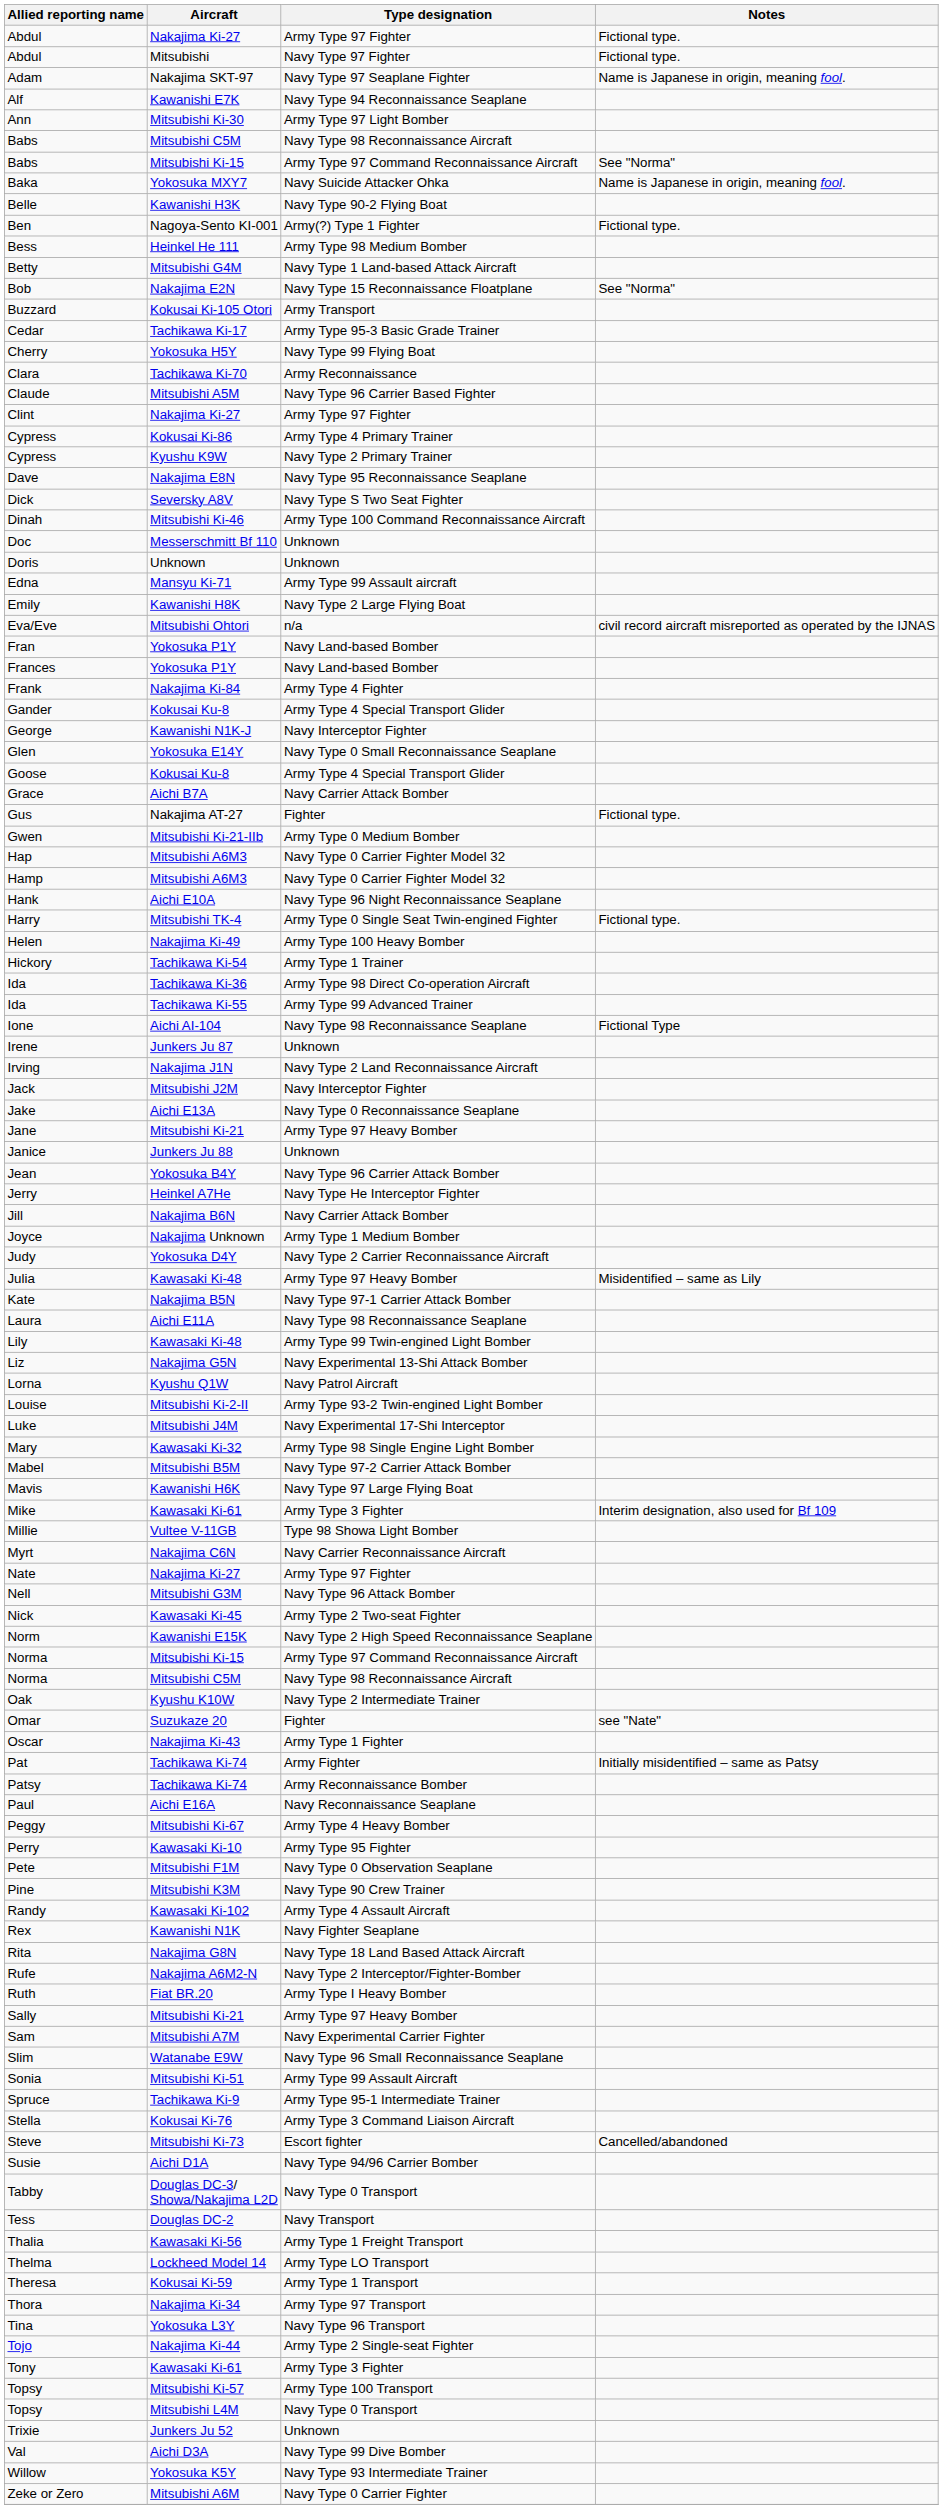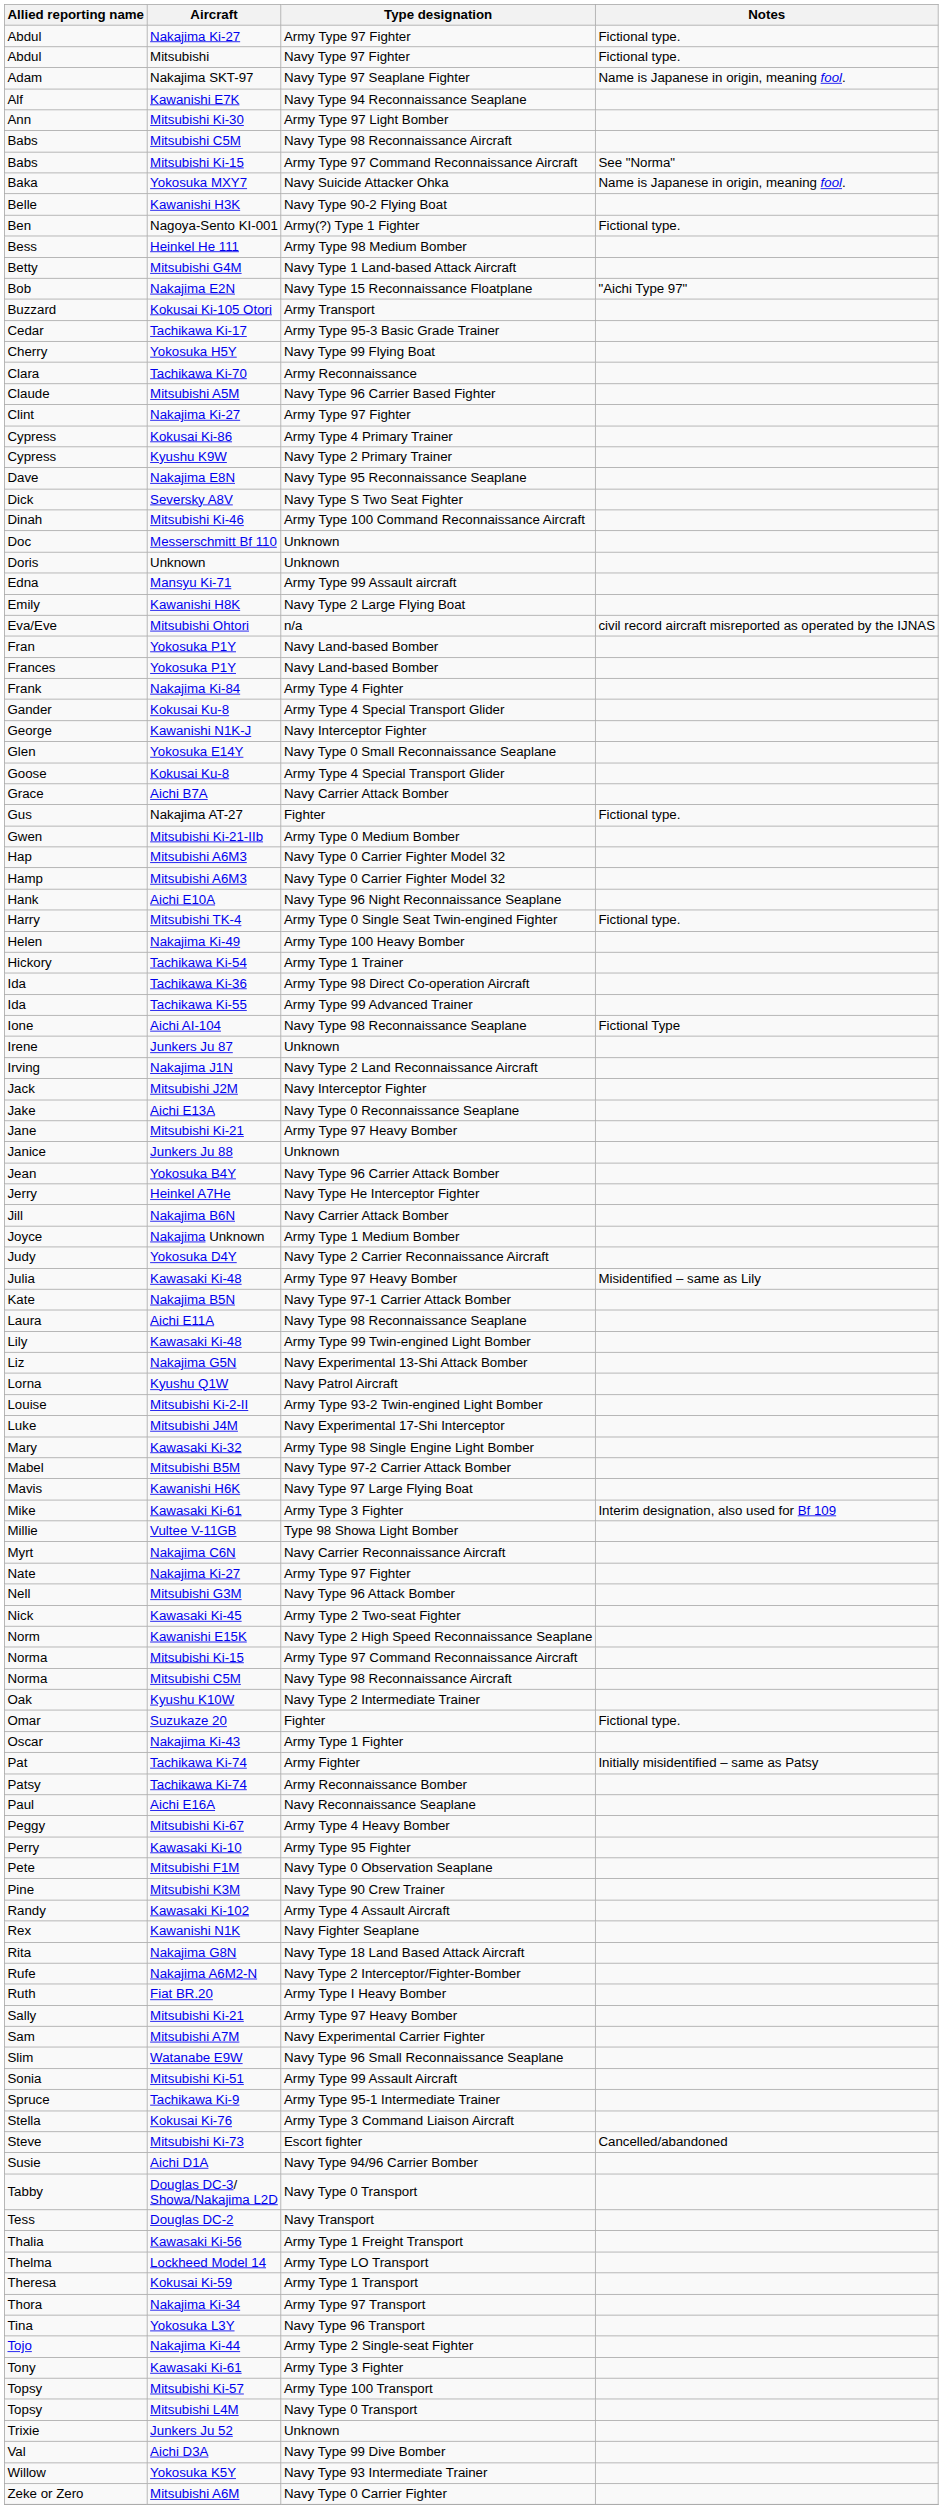(637, 288) See "Norma" -> (643, 288) "Aichi Type 97"
(630, 1720) see "Nate" -> (639, 1720) Fictional type.
